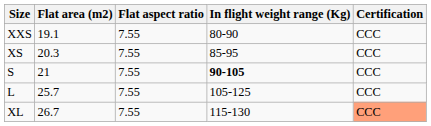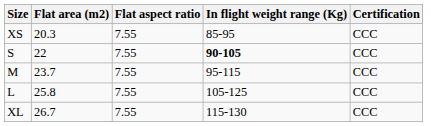- row: (20, 33)
(44, 72) 21 -> (40, 53) 22
+ row: (13, 72)
(48, 92) 25.7 -> (45, 92) 25.8
(368, 111) lightsalmon background -> (365, 111) no background
